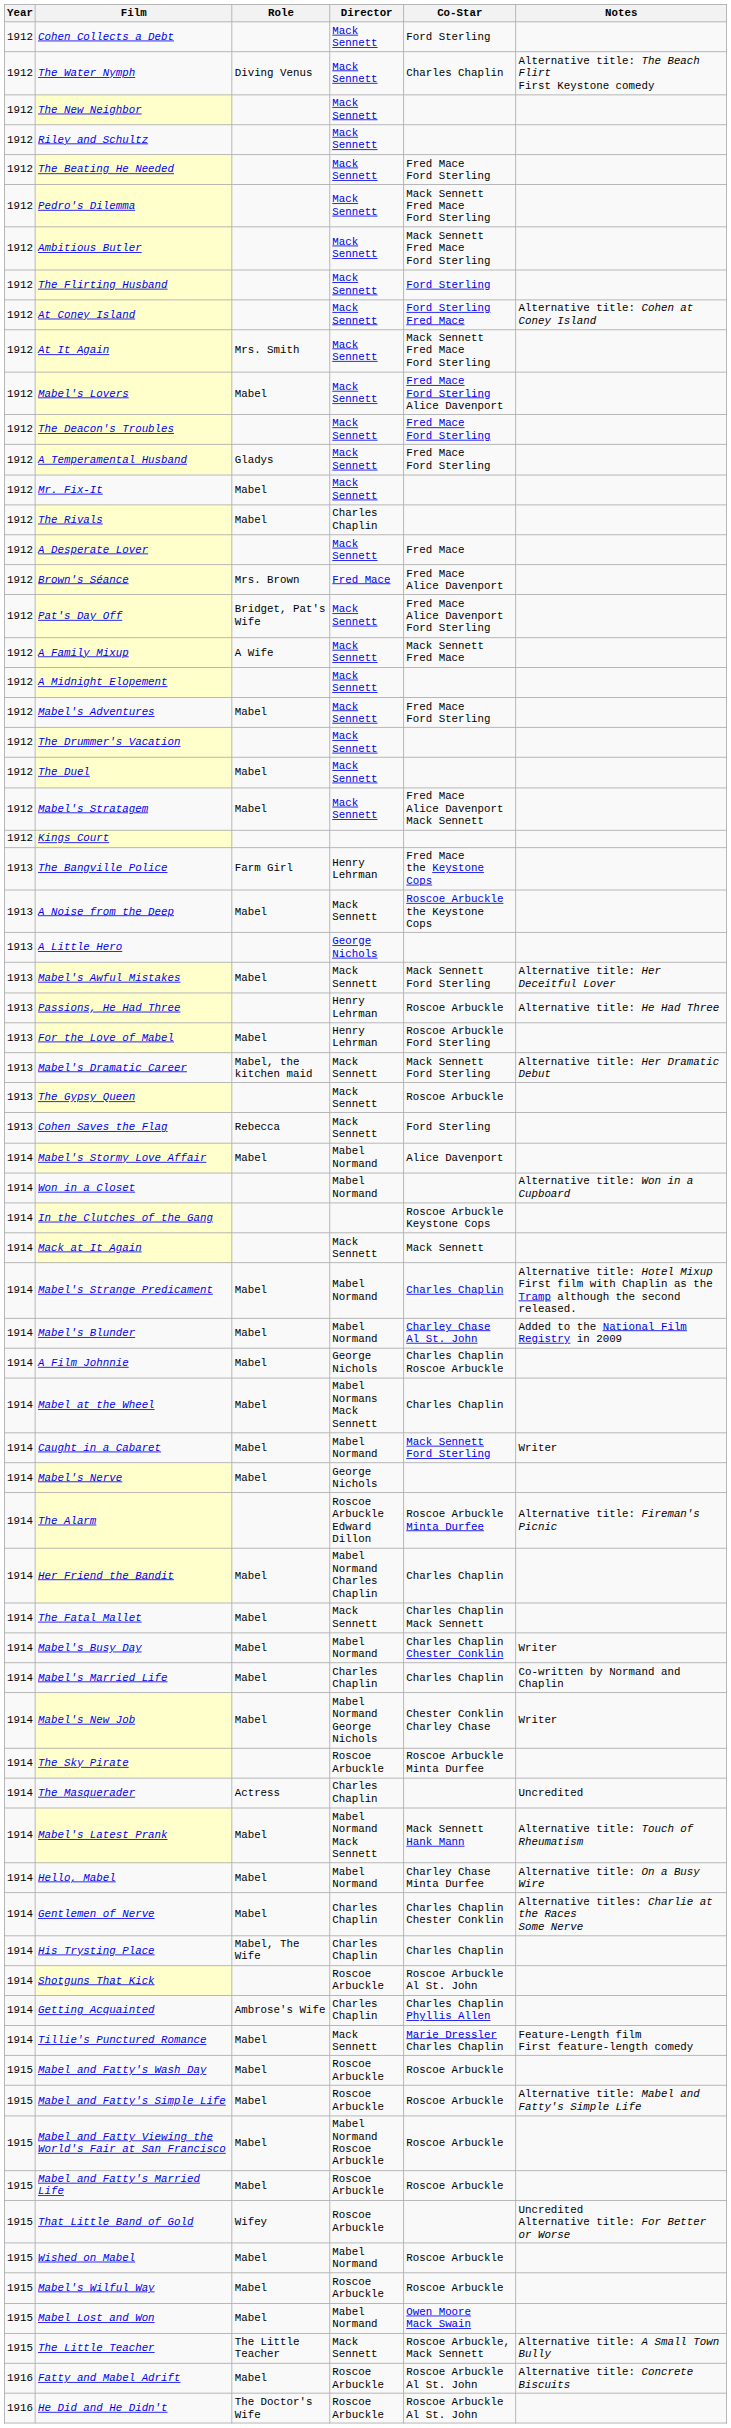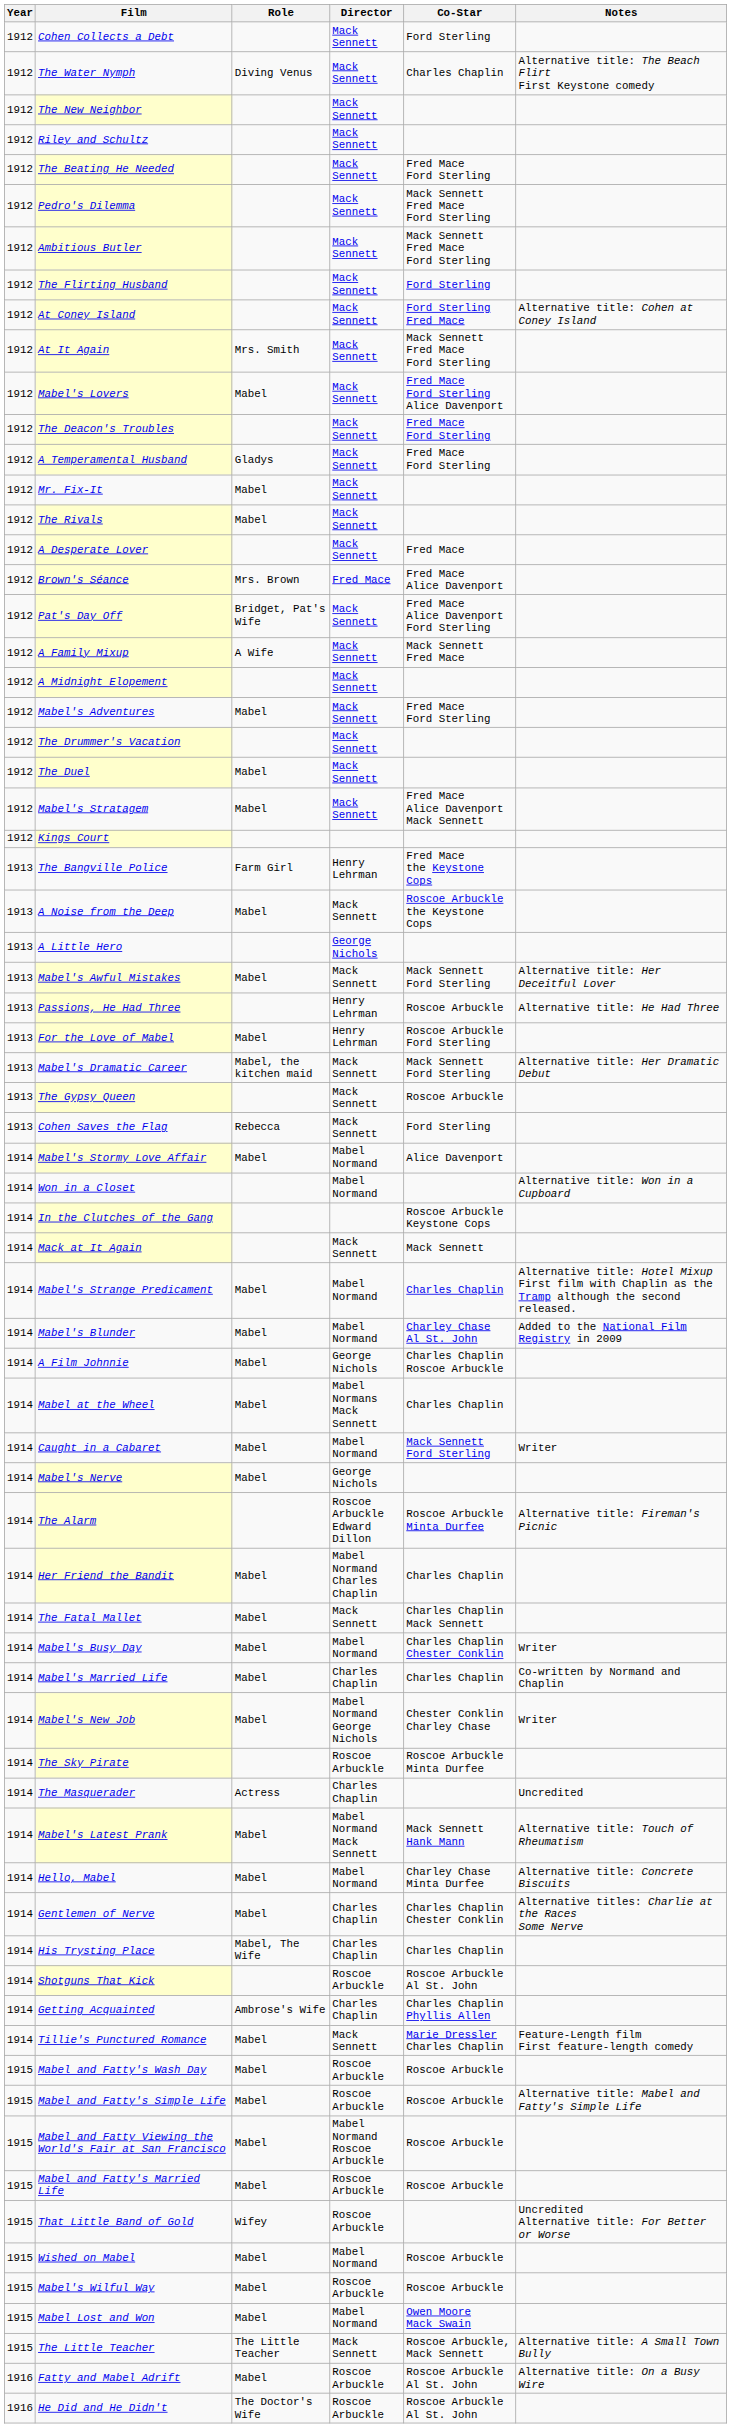(355, 520) Charles Chaplin -> (355, 520) Mack Sennett
(609, 1878) Alternative title: On a Busy Wire -> (606, 1878) Alternative title: Concrete Biscuits
(606, 2378) Alternative title: Concrete Biscuits -> (609, 2378) Alternative title: On a Busy Wire
